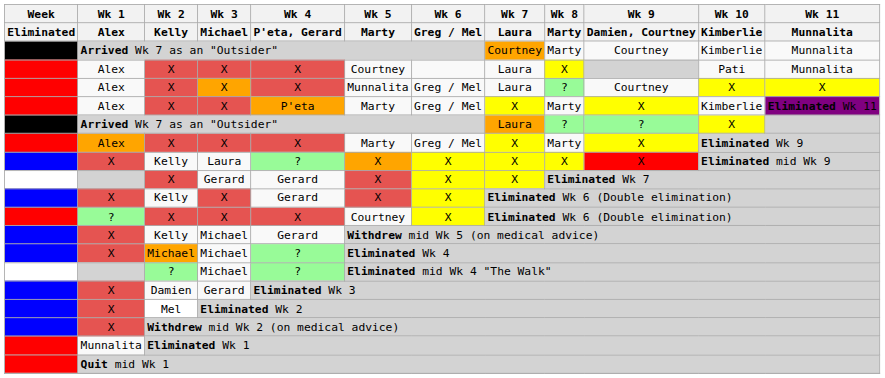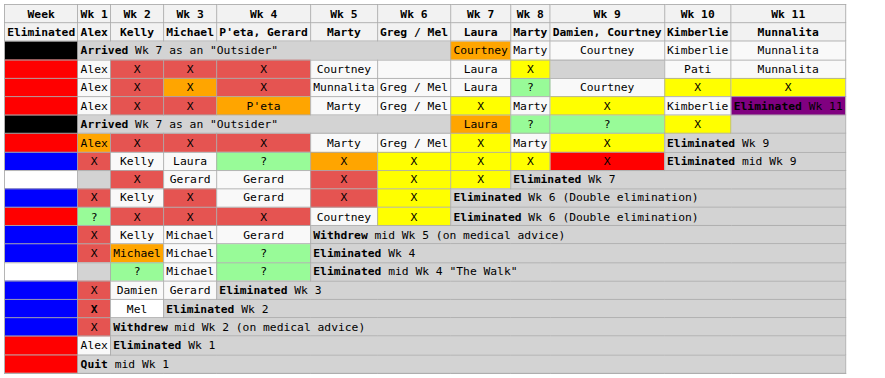(111, 309) normal -> (94, 309) bold
(111, 345) Munnalita -> (94, 345) Alex
